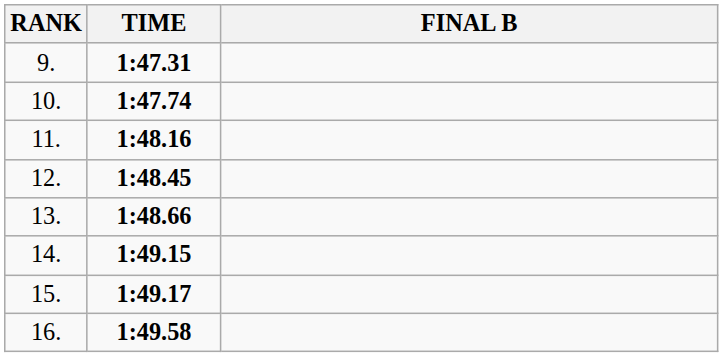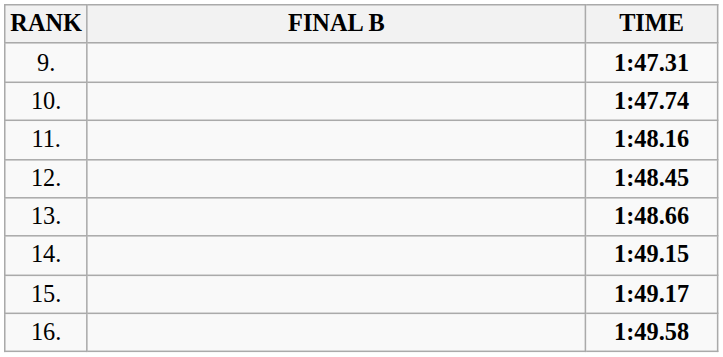columns swapped: (469, 23) <-> (154, 23)
